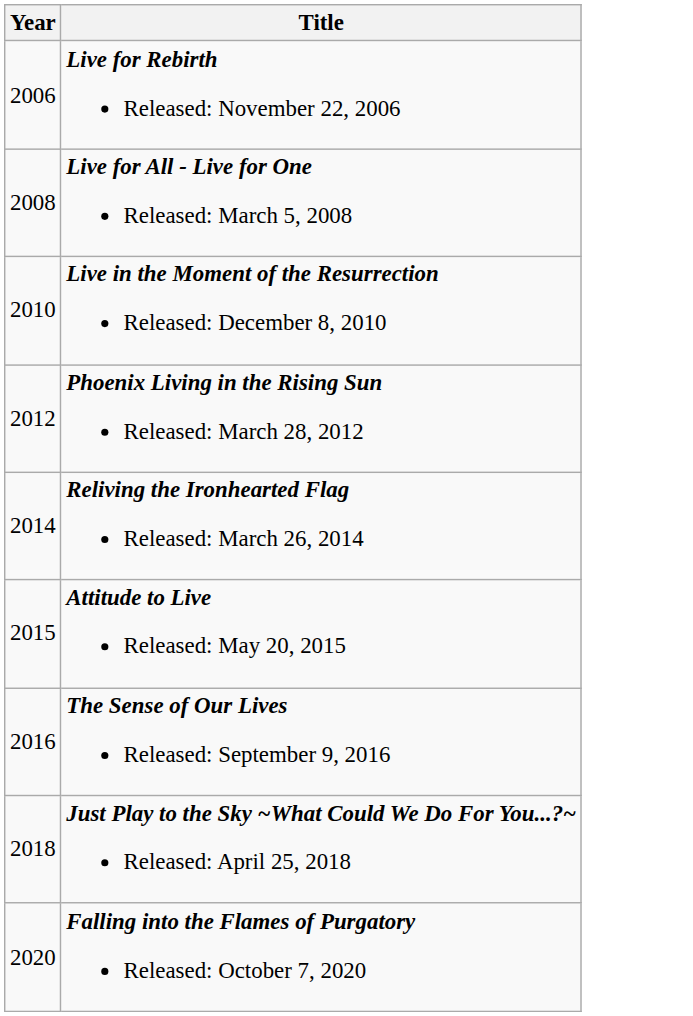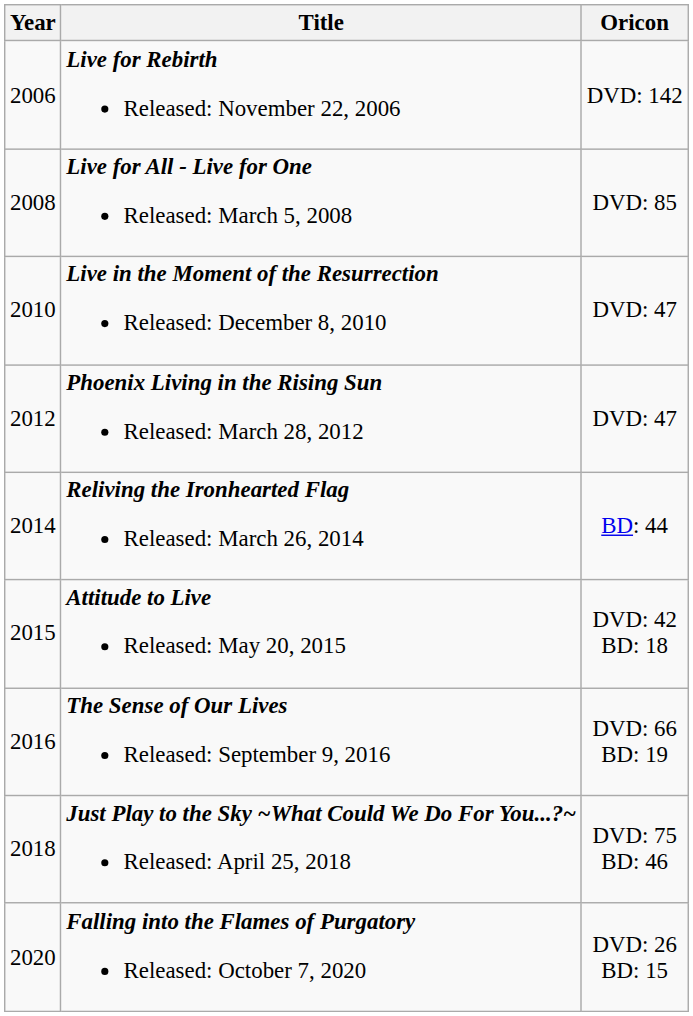+ column: (635, 22)
